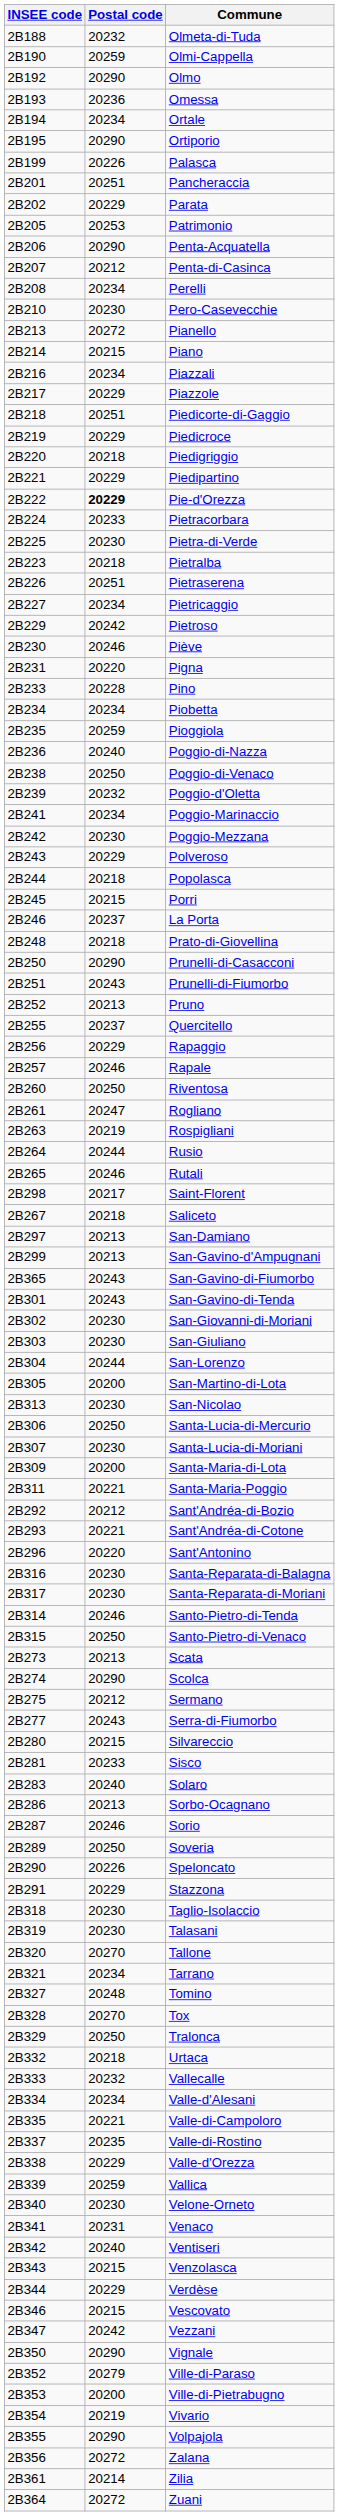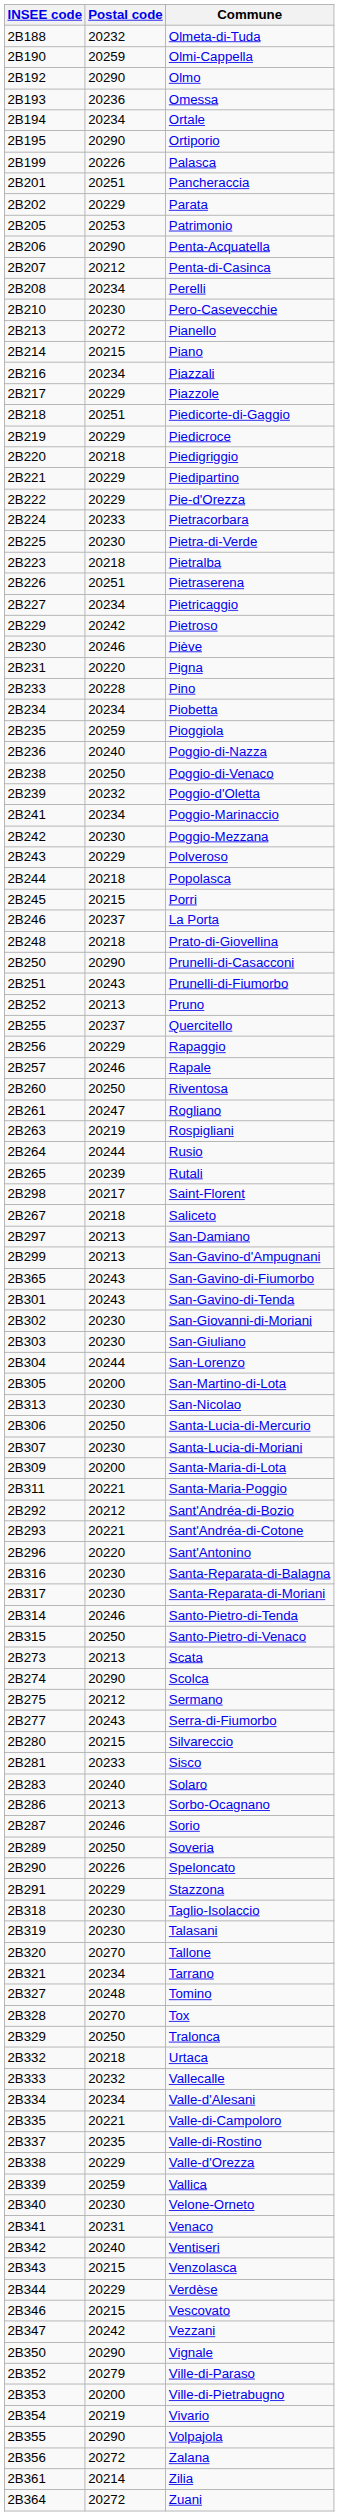(107, 499) bold -> (107, 499) normal
(107, 1173) 20246 -> (107, 1173) 20239
